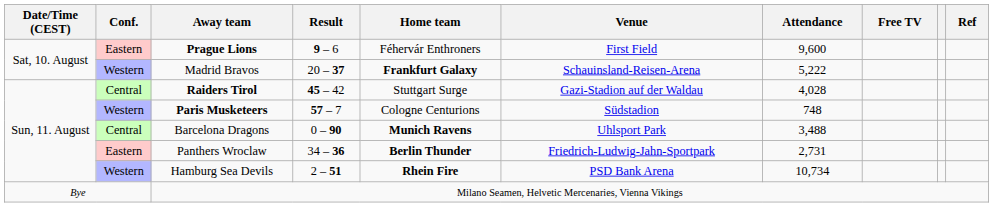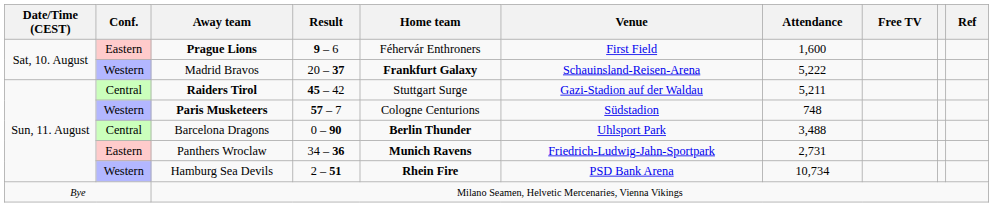(812, 49) 9,600 -> (812, 49) 1,600
(812, 90) 4,028 -> (812, 90) 5,211
(430, 130) Munich Ravens -> (430, 130) Berlin Thunder
(430, 151) Berlin Thunder -> (430, 151) Munich Ravens
